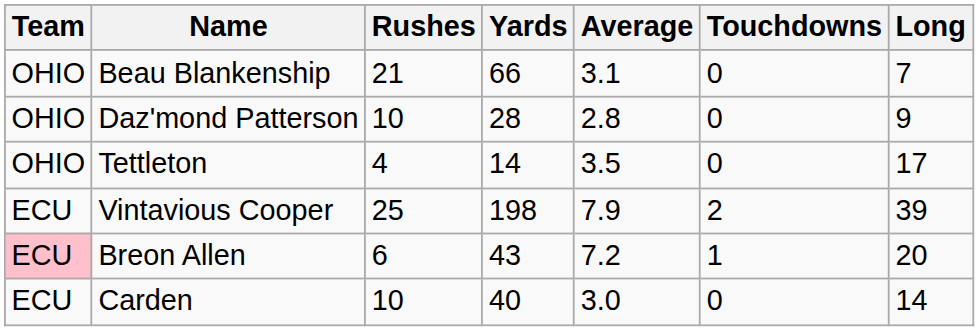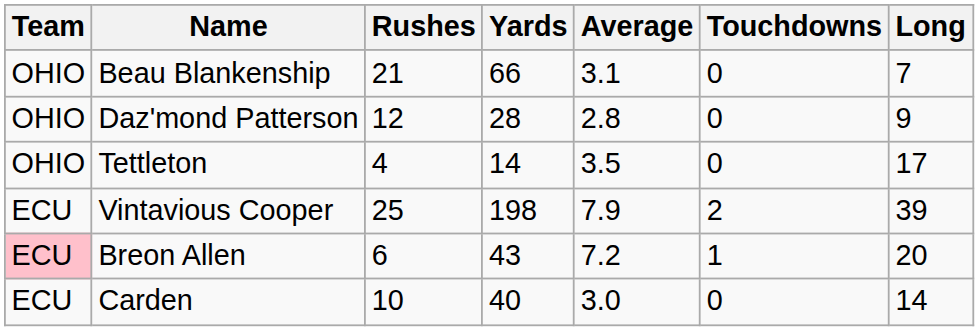(388, 118) 10 -> (388, 118) 12
